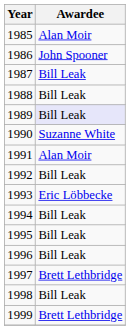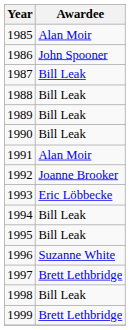(62, 114) lavender background -> (62, 114) no background
(77, 134) Suzanne White -> (62, 134) Bill Leak
(62, 174) Bill Leak -> (78, 174) Joanne Brooker
(62, 255) Bill Leak -> (77, 255) Suzanne White
